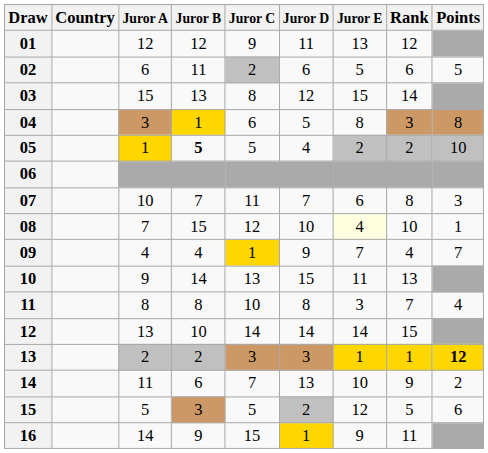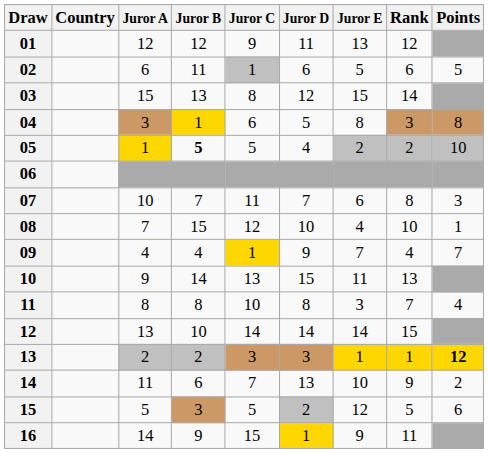(252, 69) 2 -> (252, 69) 1
(360, 226) lightyellow background -> (360, 226) no background
